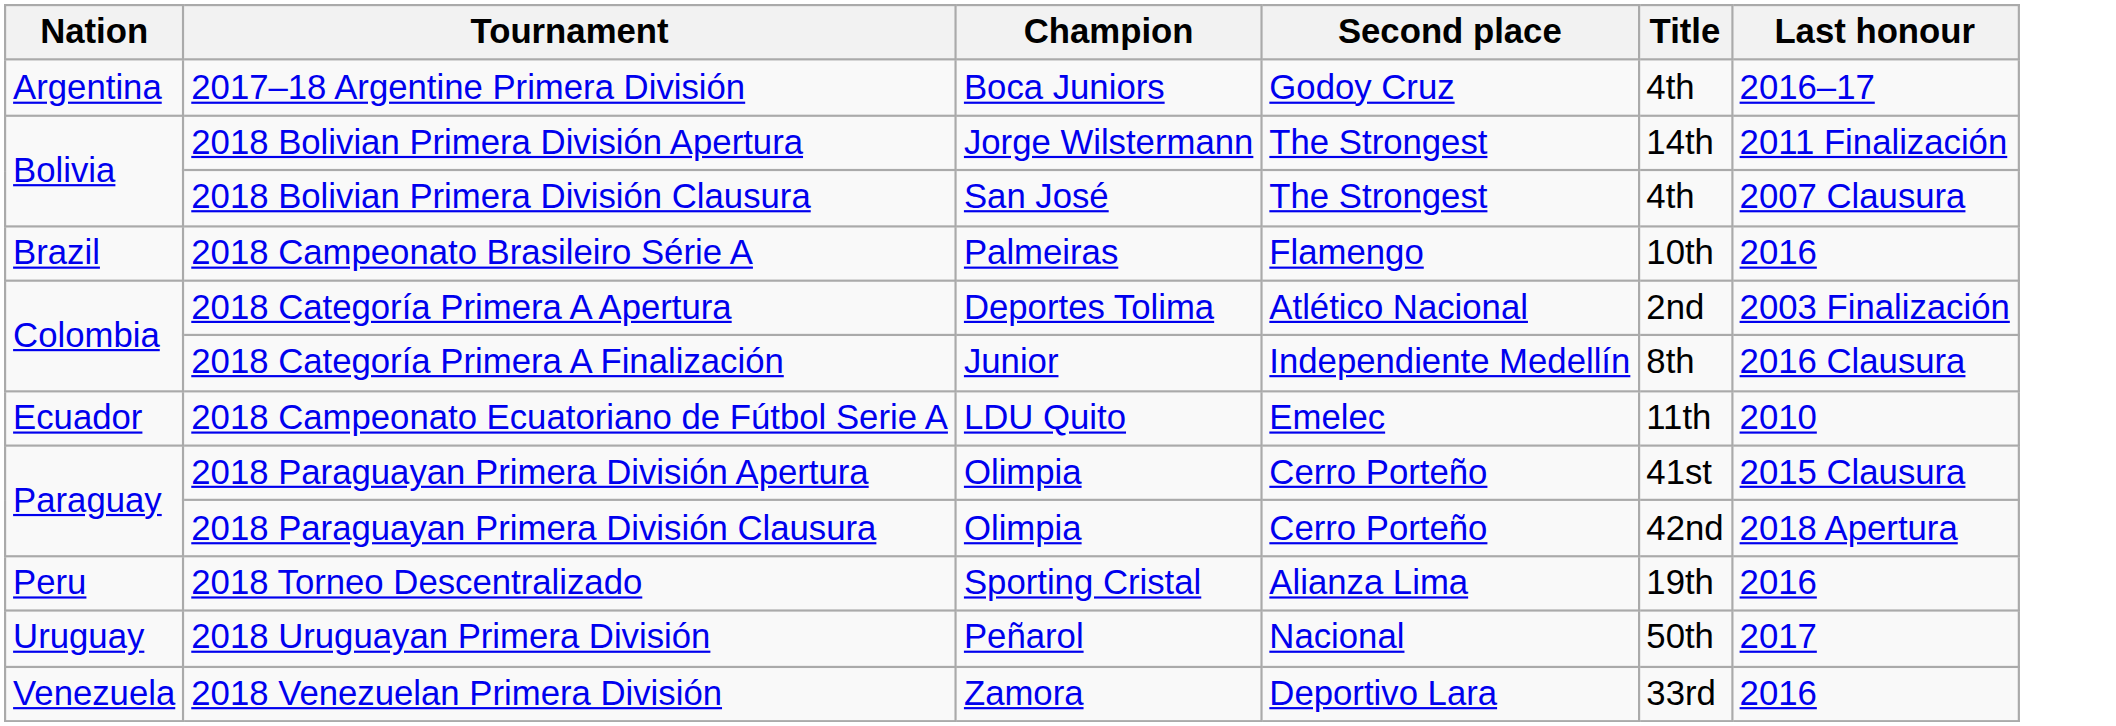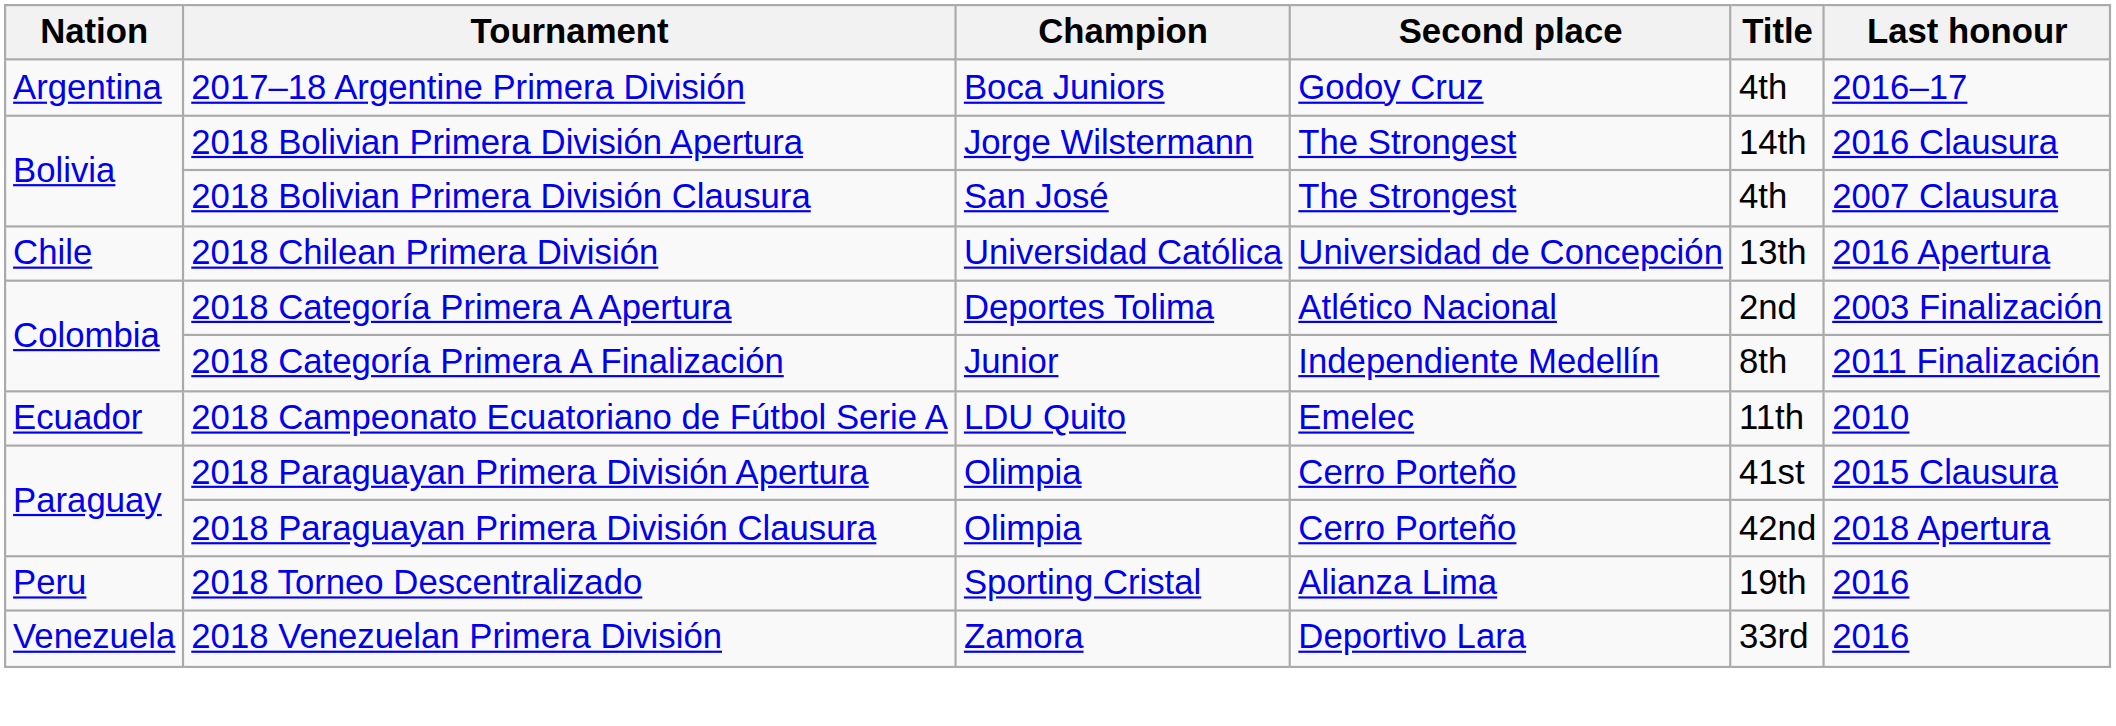(1873, 142) 2011 Finalización -> (1945, 142) 2016 Clausura
- row: (472, 252)
+ row: (425, 252)
(1853, 362) 2016 Clausura -> (1966, 362) 2011 Finalización
- row: (451, 637)
